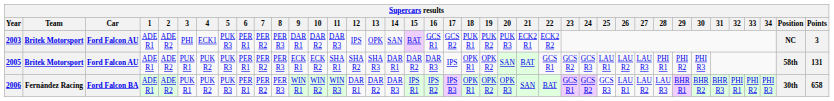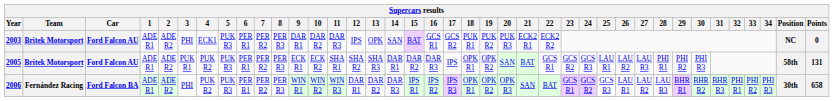(817, 41) 3 -> (817, 41) 0
(187, 85) PUK R1 -> (187, 85) PHI
